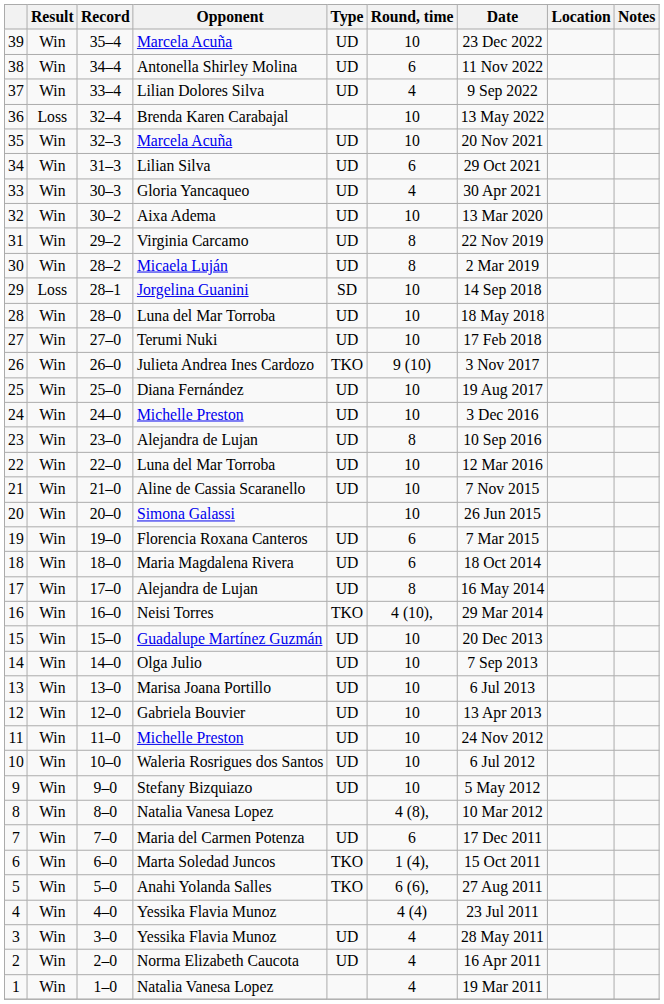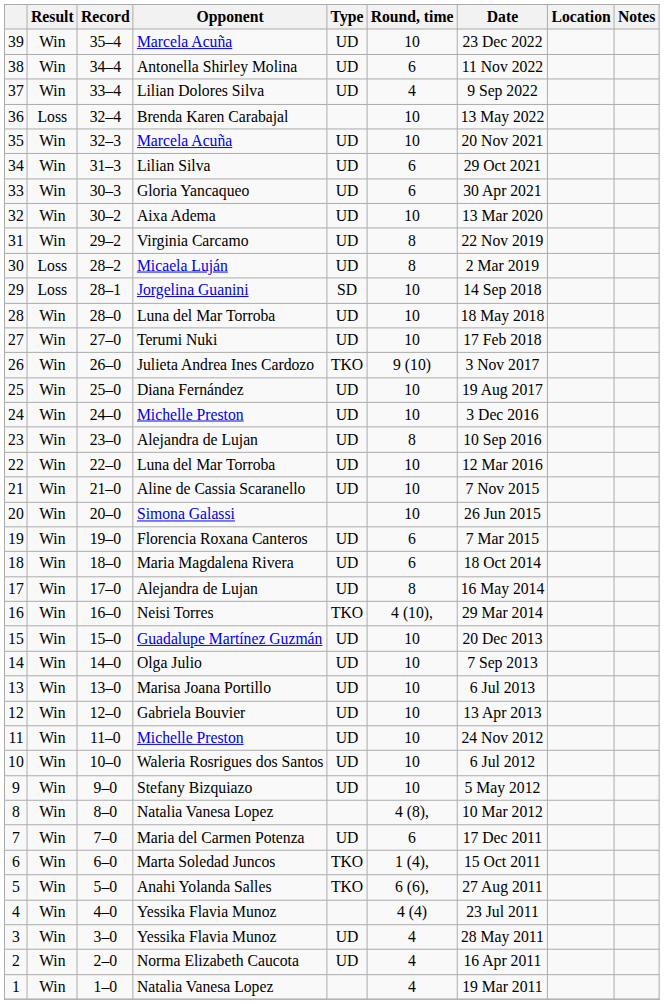(412, 191) 4 -> (412, 191) 6
(52, 265) Win -> (52, 265) Loss
